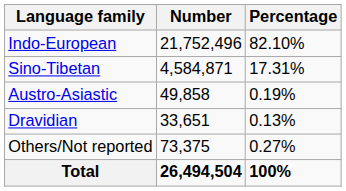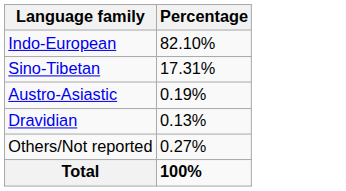- column: (201, 17)
